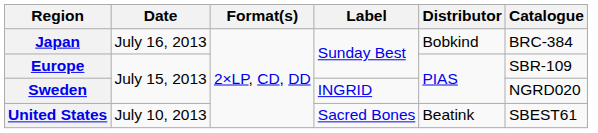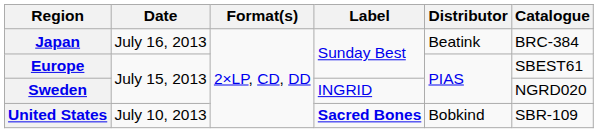(450, 41) Bobkind -> (454, 41) Beatink
(540, 66) SBR-109 -> (549, 66) SBEST61
(367, 115) normal -> (370, 115) bold
(448, 115) Beatink -> (457, 115) Bobkind
(543, 115) SBEST61 -> (546, 115) SBR-109
